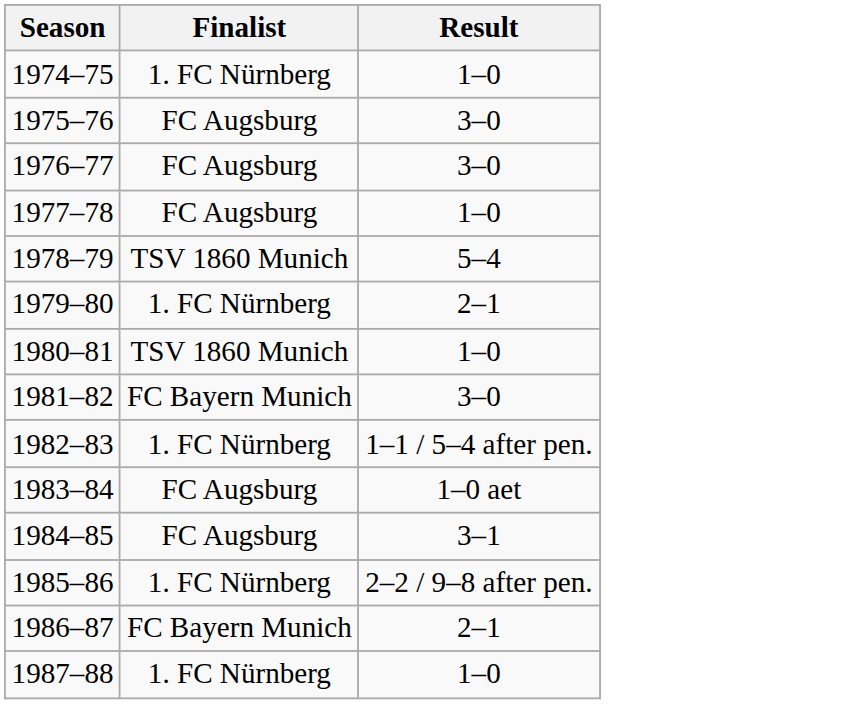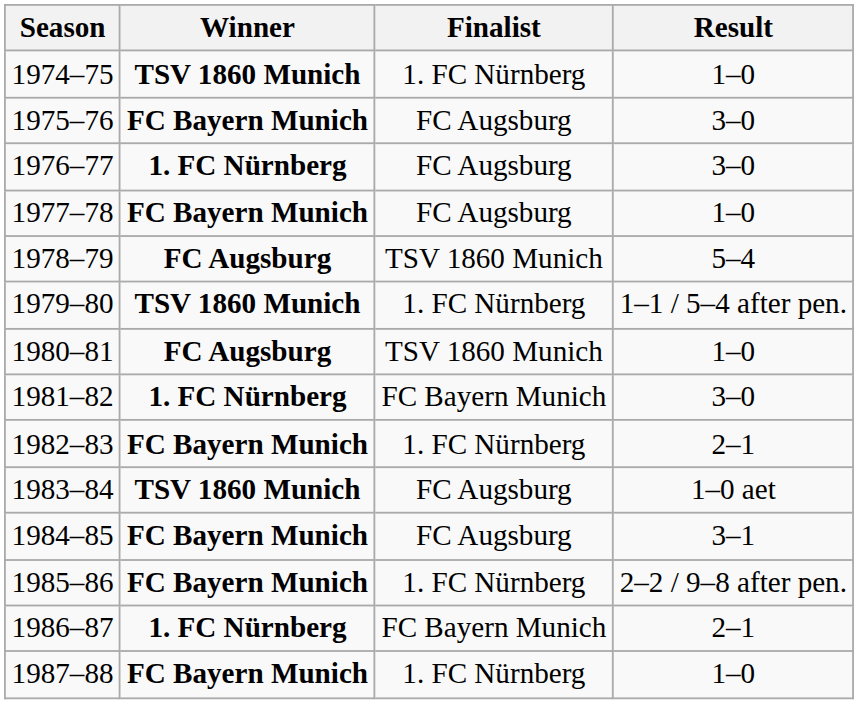+ column: (247, 27)
(479, 304) 2–1 -> (733, 304) 1–1 / 5–4 after pen.
(479, 443) 1–1 / 5–4 after pen. -> (733, 443) 2–1
